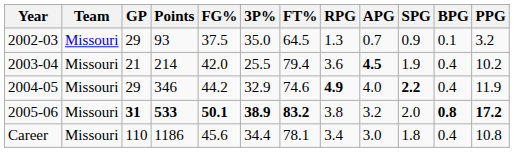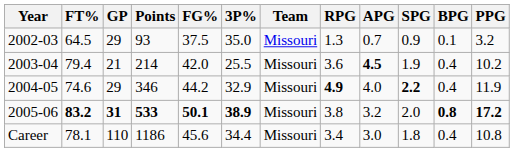columns swapped: (92, 16) <-> (300, 16)
